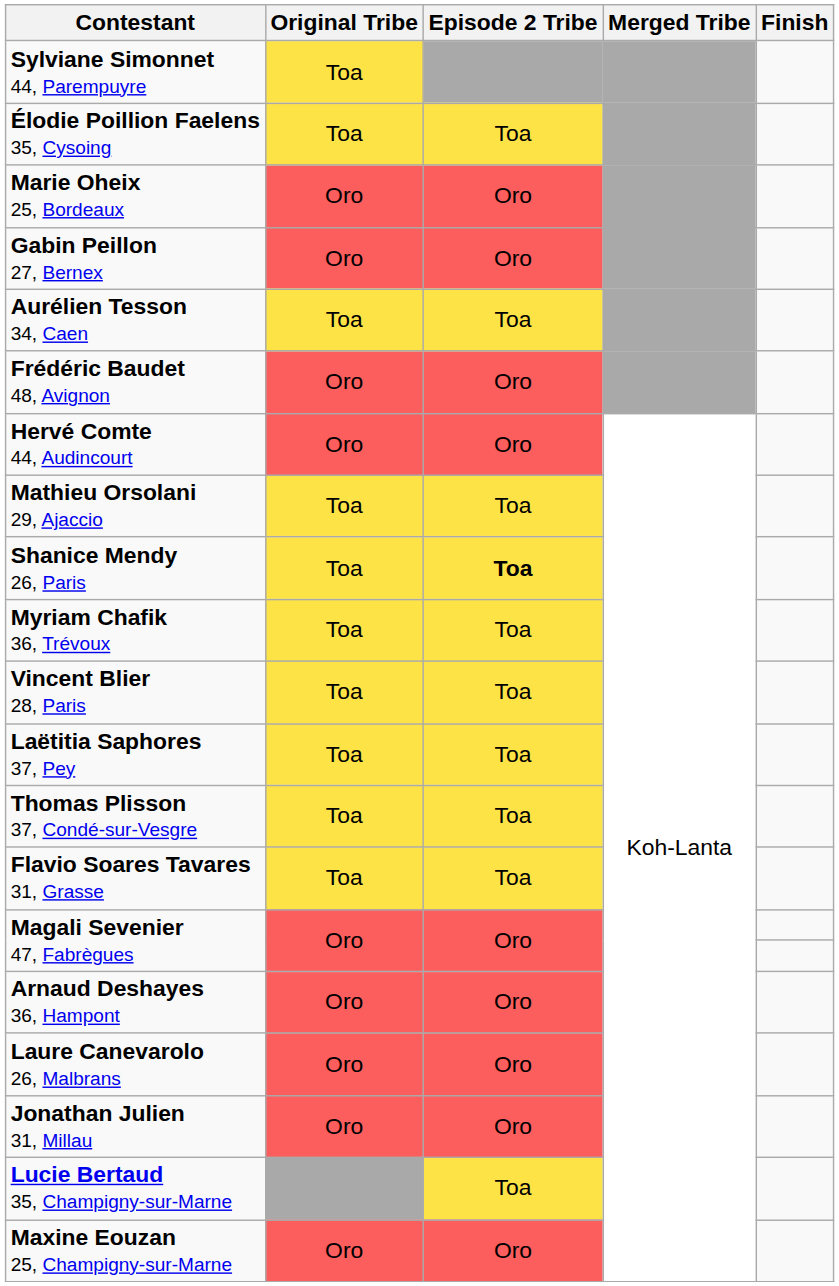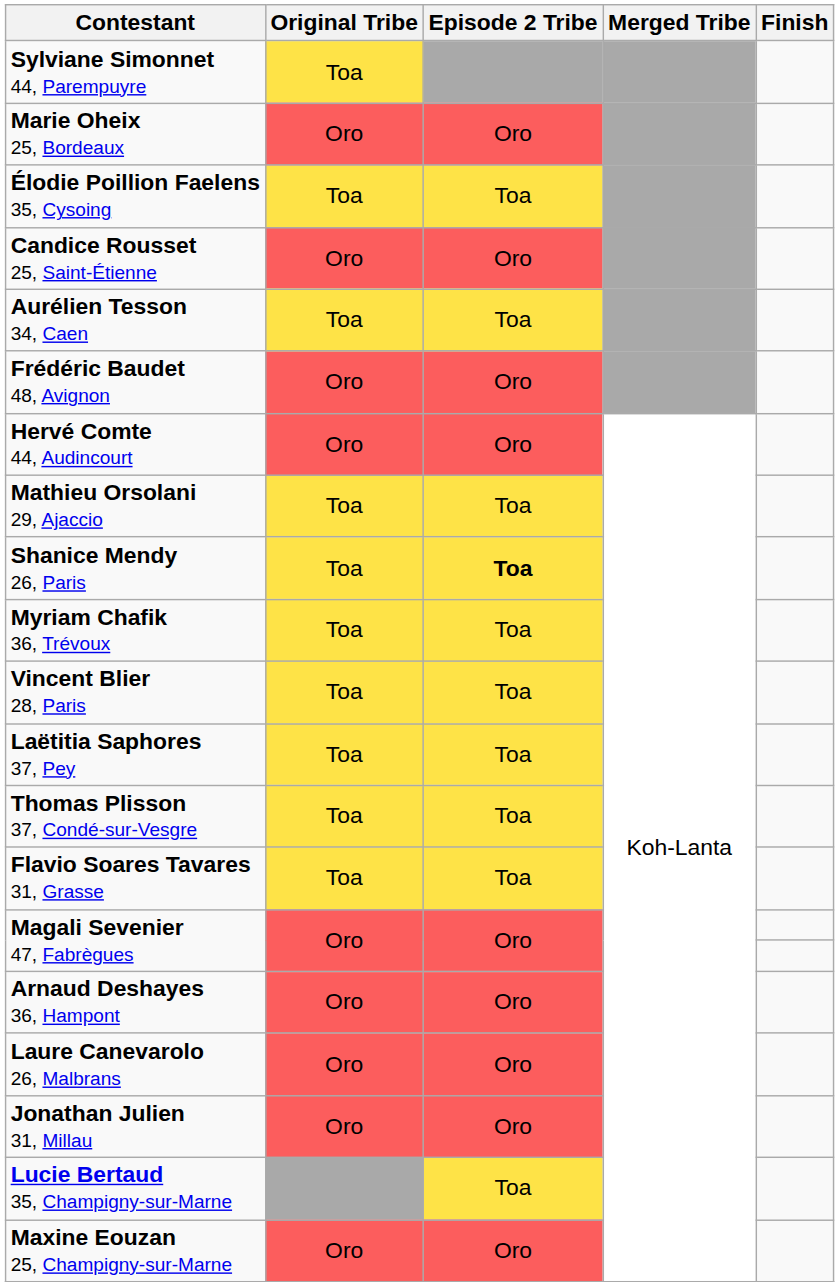rows swapped: (76, 195) <-> (135, 133)
+ row: (103, 257)
- row: (84, 257)
